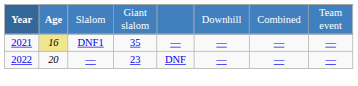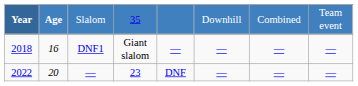(135, 19) Giant slalom -> (135, 19) 35
(22, 43) 2021 -> (22, 49) 2018
(53, 43) khaki background -> (53, 49) no background
(135, 43) 35 -> (135, 49) Giant slalom
